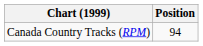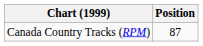(175, 31) 94 -> (175, 31) 87
